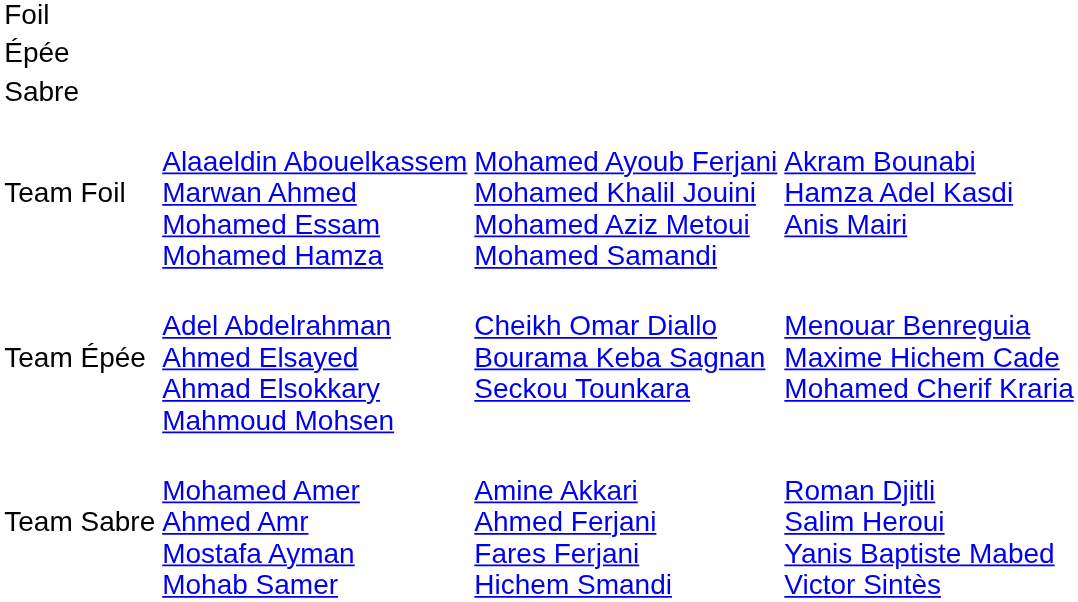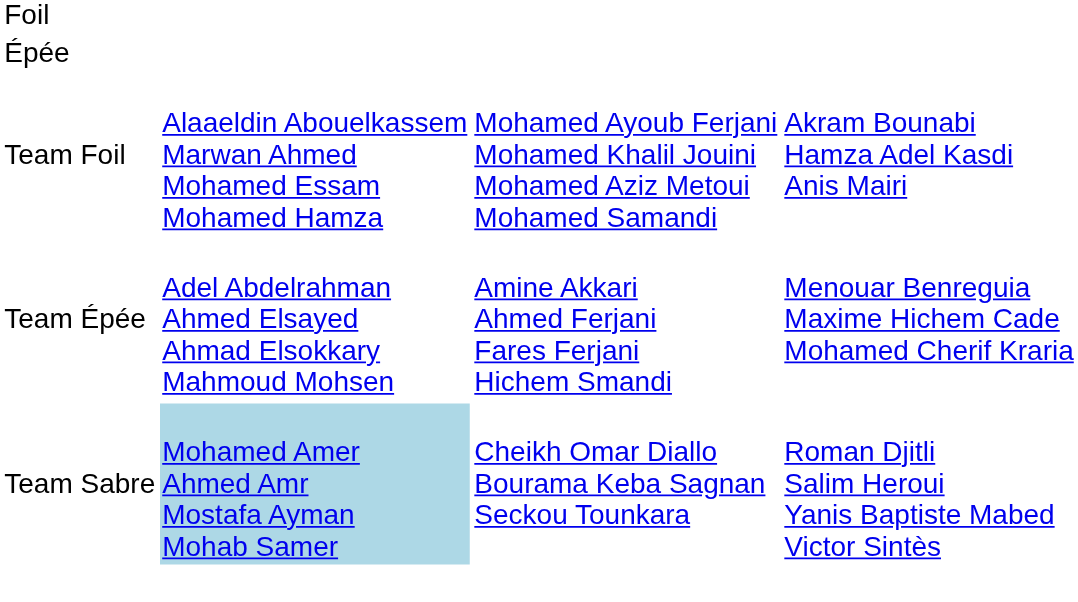- row: (42, 91)
(620, 357) Cheikh Omar Diallo Bourama Keba Sagnan Seckou Tounkara -> (573, 334) Amine Akkari Ahmed Ferjani Fares Ferjani Hichem Smandi
(261, 537) no background -> (261, 499) lightblue background
(573, 537) Amine Akkari Ahmed Ferjani Fares Ferjani Hichem Smandi -> (620, 483) Cheikh Omar Diallo Bourama Keba Sagnan Seckou Tounkara
